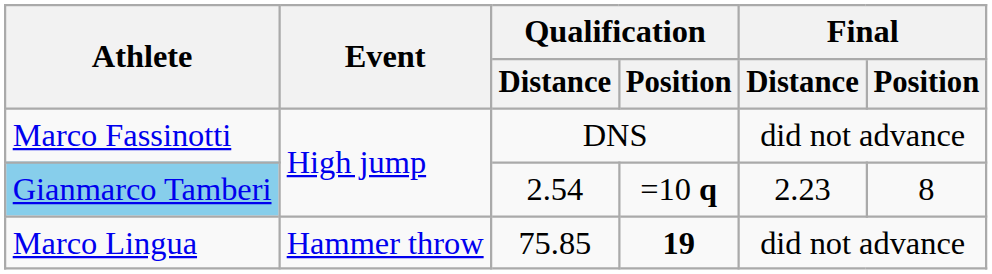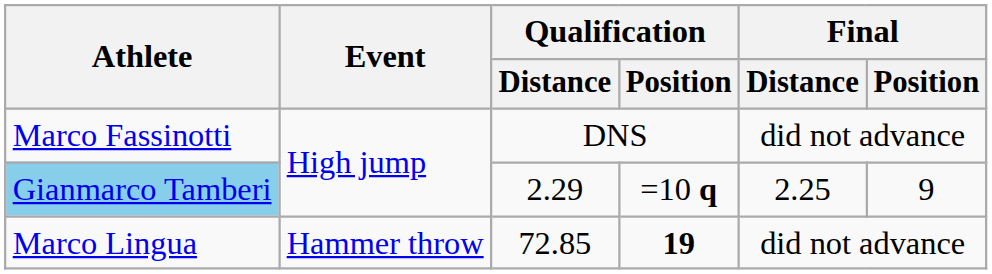(555, 189) 2.54 -> (555, 189) 2.29
(802, 189) 2.23 -> (802, 189) 2.25
(926, 189) 8 -> (926, 189) 9
(555, 242) 75.85 -> (555, 242) 72.85
